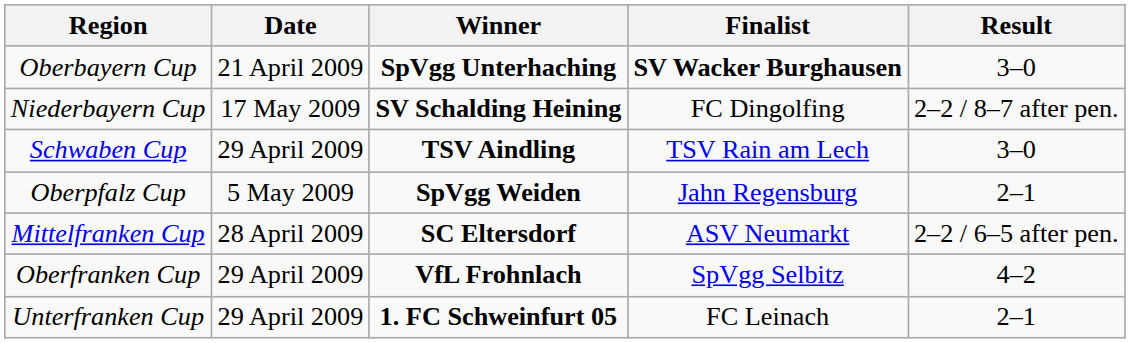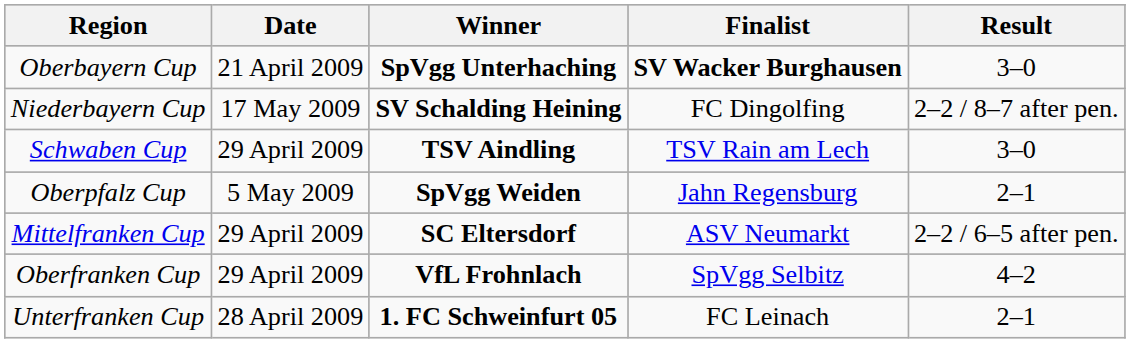(290, 233) 28 April 2009 -> (290, 233) 29 April 2009
(290, 316) 29 April 2009 -> (290, 316) 28 April 2009
